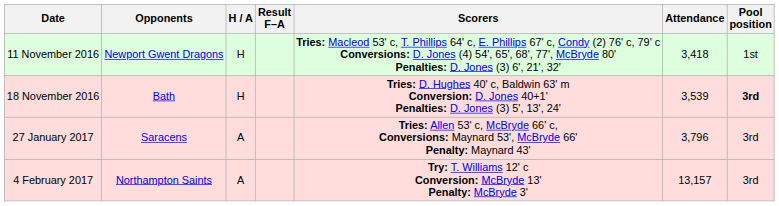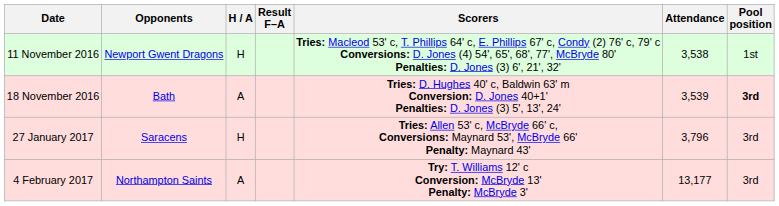(695, 54) 3,418 -> (695, 54) 3,538
(241, 96) H -> (241, 96) A
(241, 138) A -> (241, 138) H
(695, 180) 13,157 -> (695, 180) 13,177
